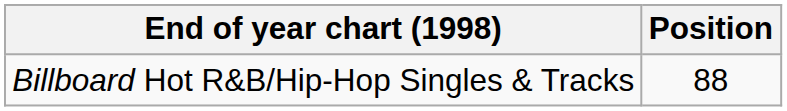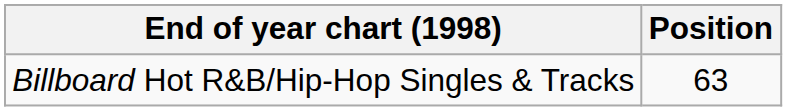(711, 79) 88 -> (711, 79) 63
